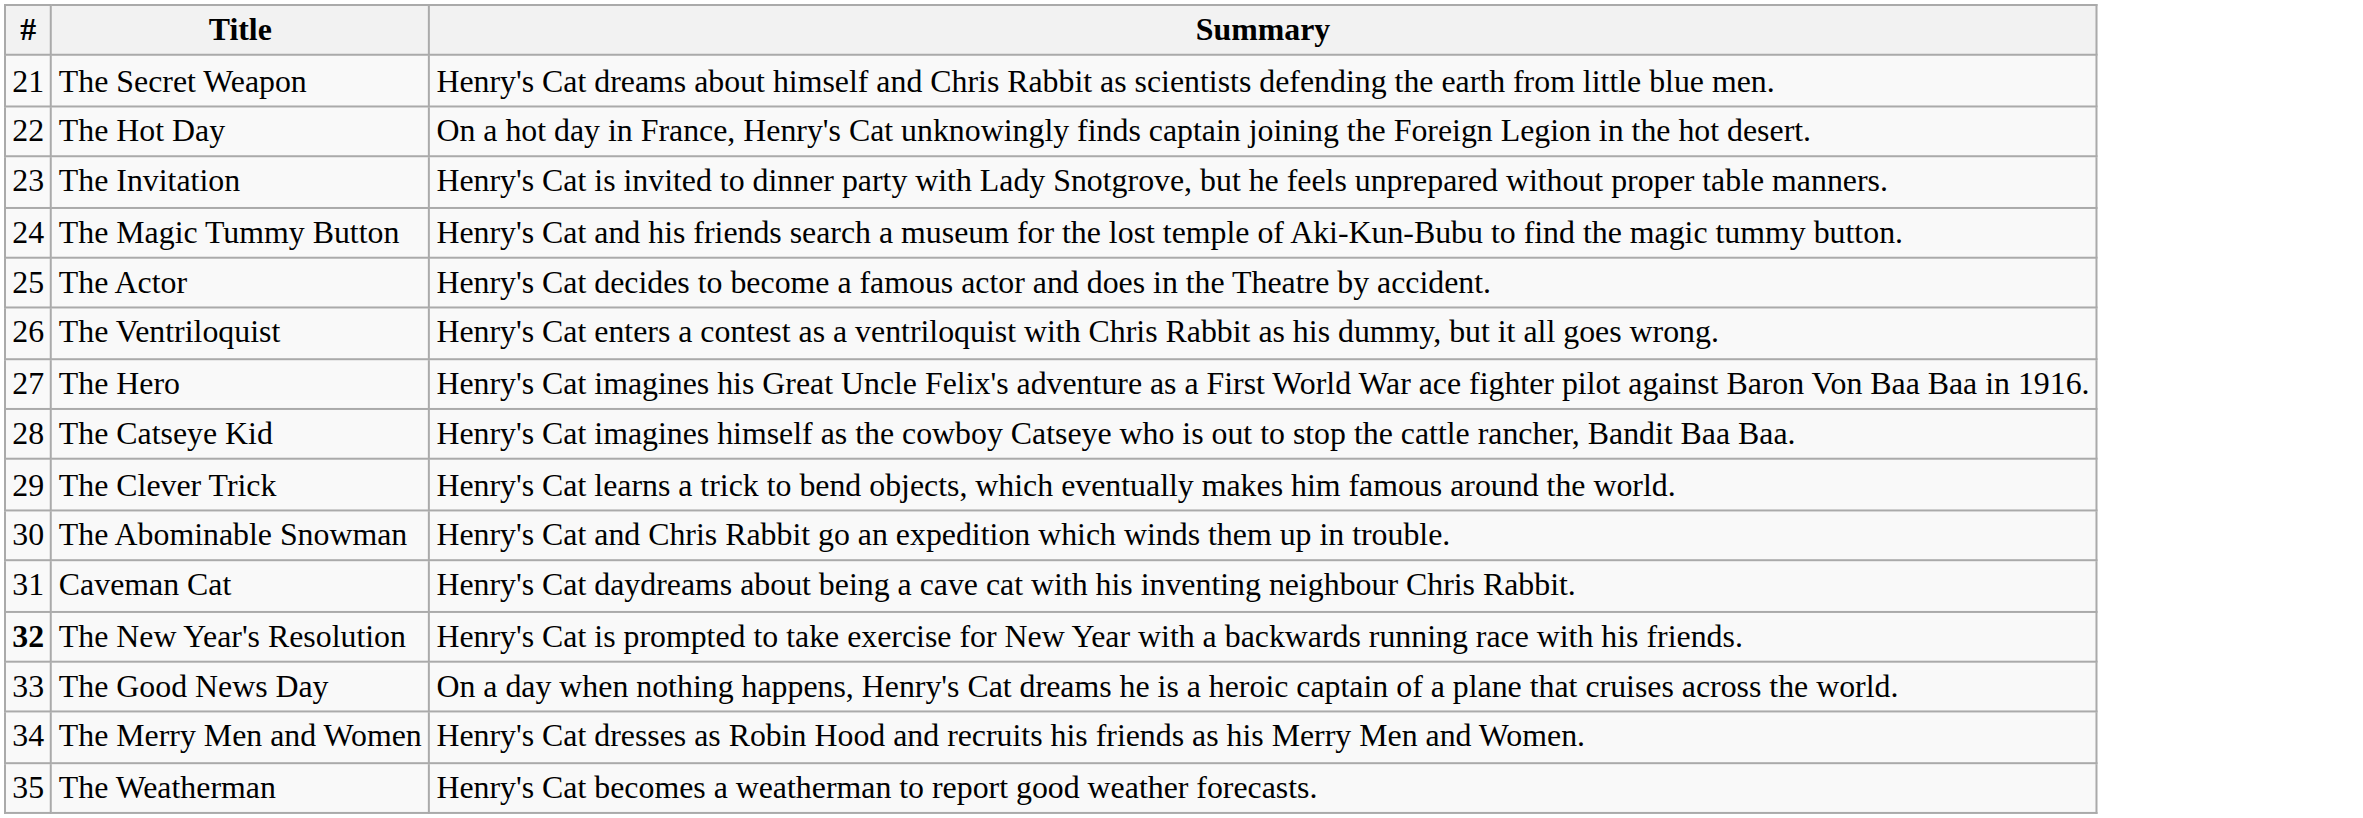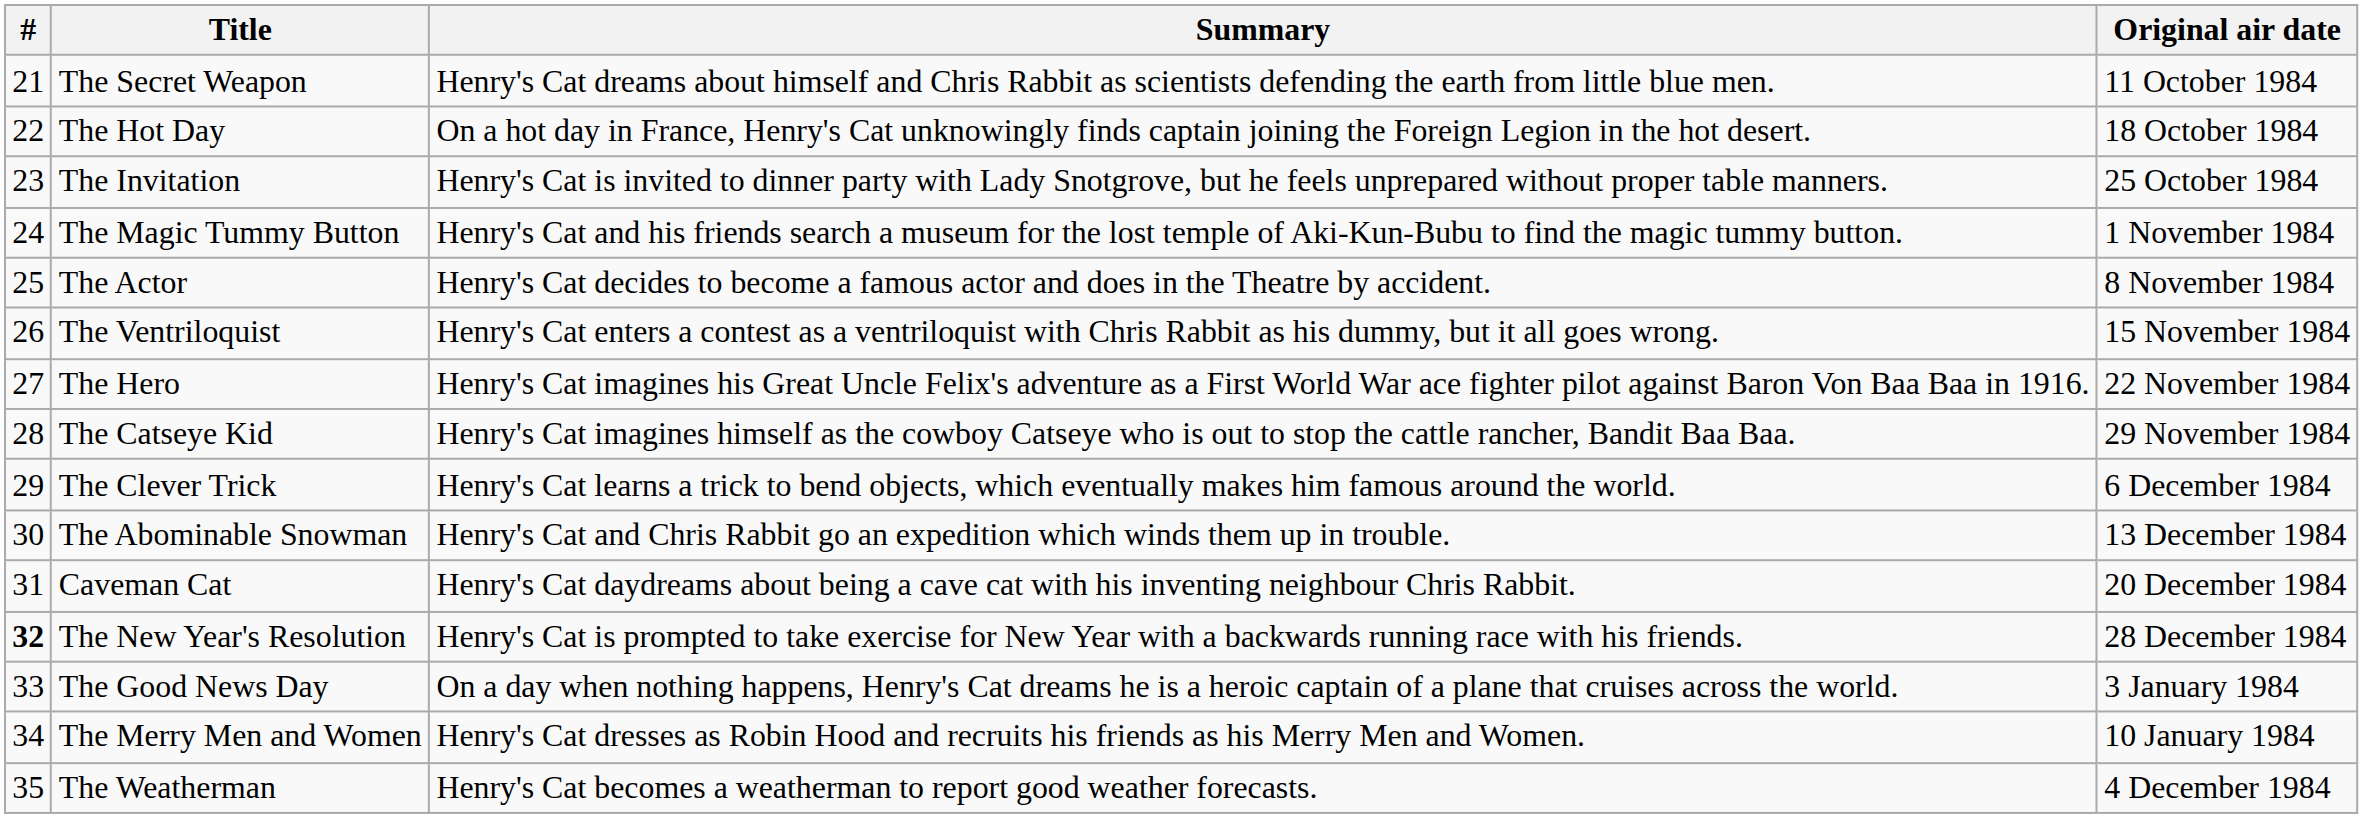+ column: (2227, 29)
